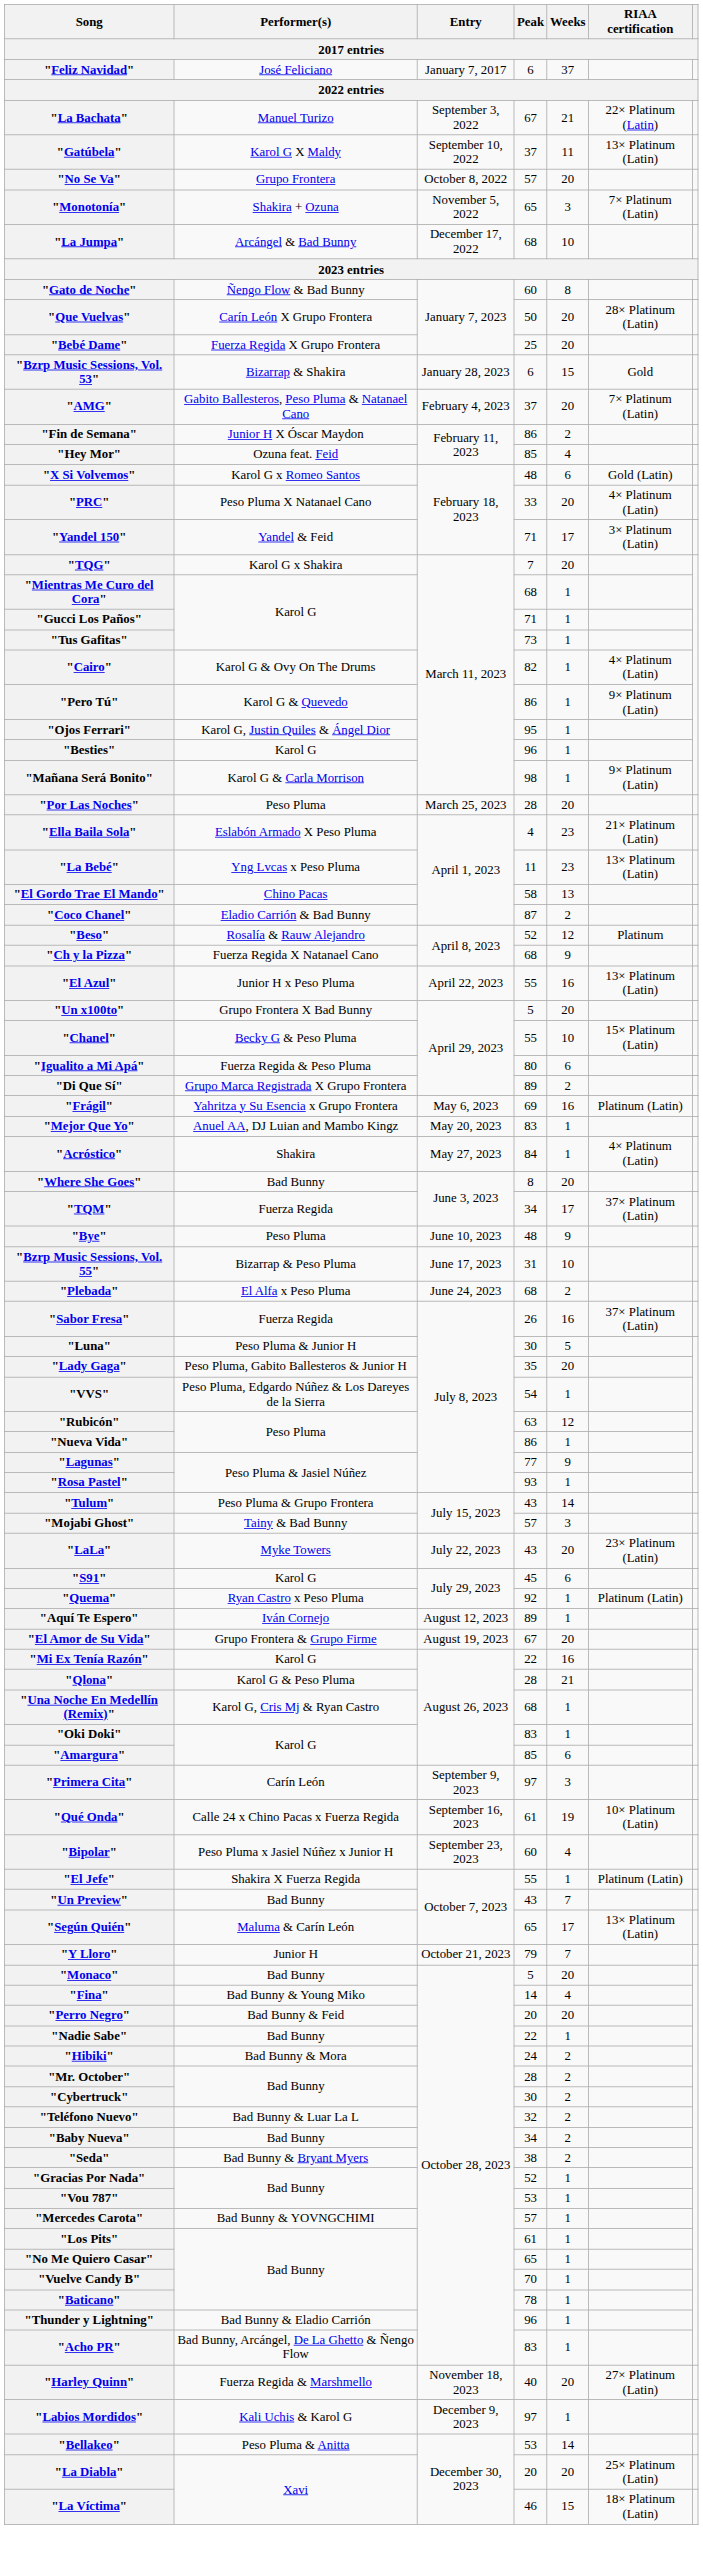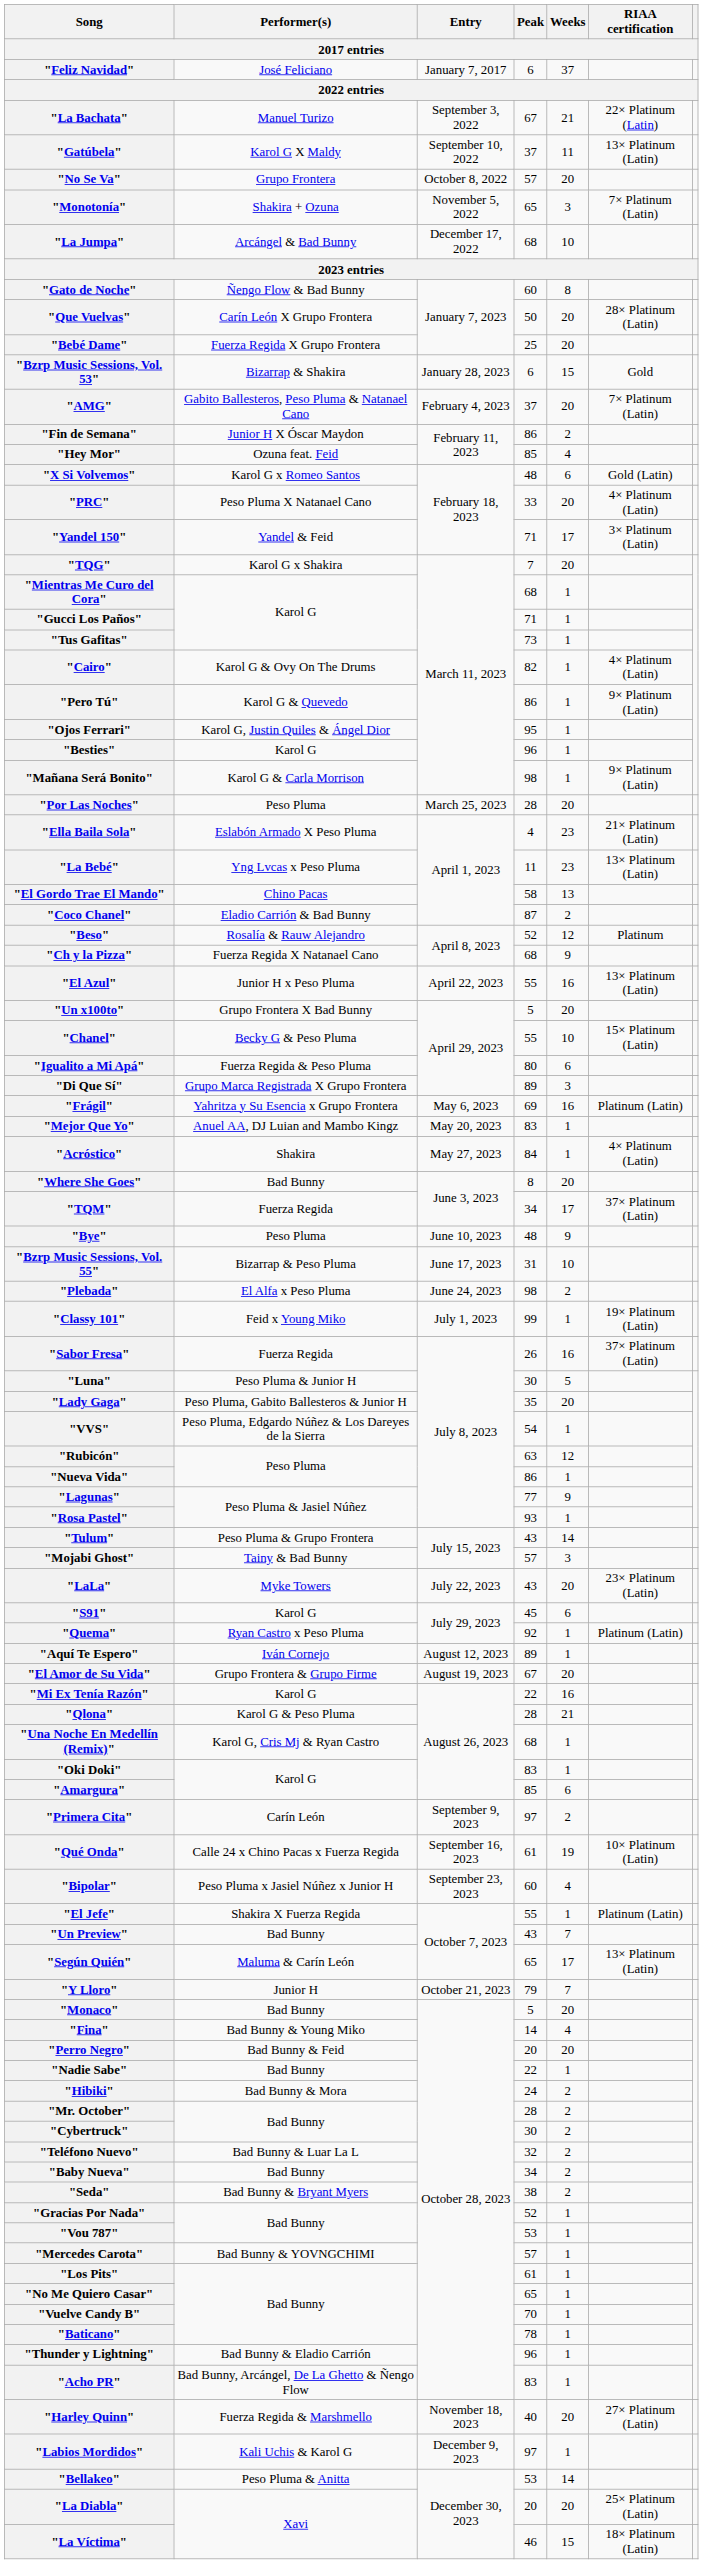(568, 1085) 2 -> (568, 1085) 3
(531, 1291) 68 -> (531, 1291) 98
+ row: (89, 1318)
(568, 1782) 3 -> (568, 1817) 2
